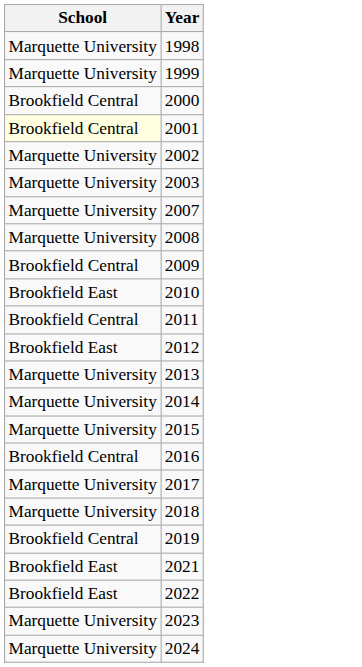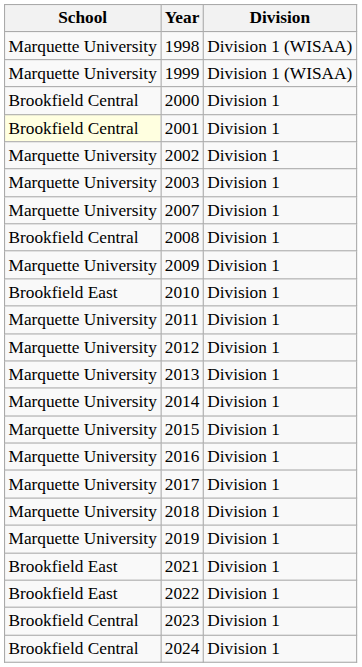+ column: (280, 18)
(83, 237) Marquette University -> (74, 237) Brookfield Central
(74, 264) Brookfield Central -> (83, 264) Marquette University
(74, 319) Brookfield Central -> (83, 319) Marquette University
(63, 347) Brookfield East -> (83, 347) Marquette University
(74, 456) Brookfield Central -> (83, 456) Marquette University
(74, 538) Brookfield Central -> (83, 538) Marquette University
(83, 621) Marquette University -> (74, 621) Brookfield Central
(83, 648) Marquette University -> (74, 648) Brookfield Central
